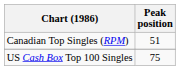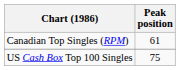(155, 40) 51 -> (155, 40) 61
